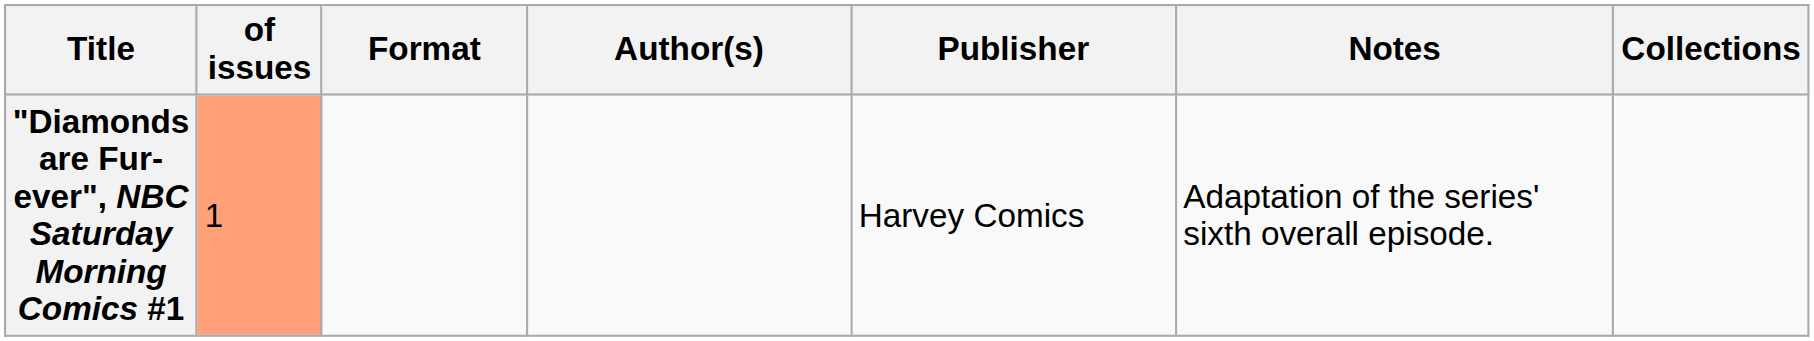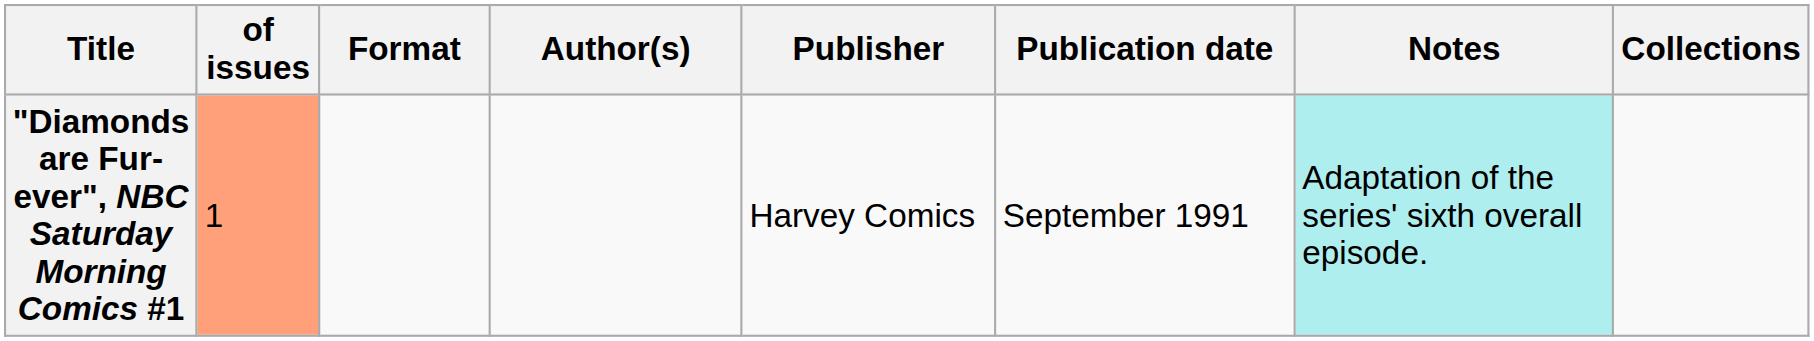+ column: (1145, 49)
(1361, 214) no background -> (1442, 214) paleturquoise background
